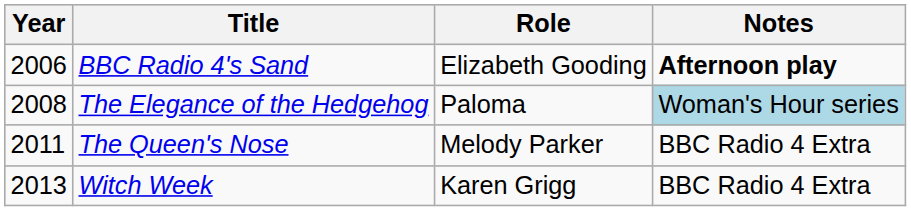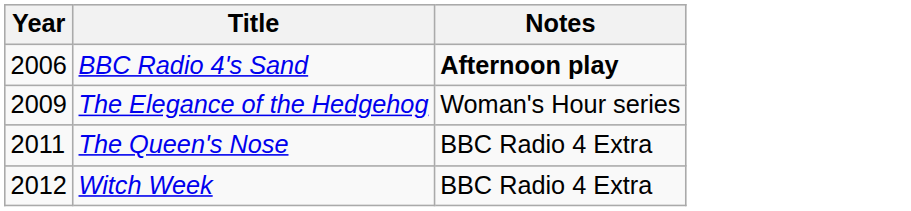- column: (543, 24)
(39, 104) 2008 -> (39, 104) 2009
(779, 104) lightblue background -> (560, 104) no background
(39, 184) 2013 -> (39, 184) 2012
